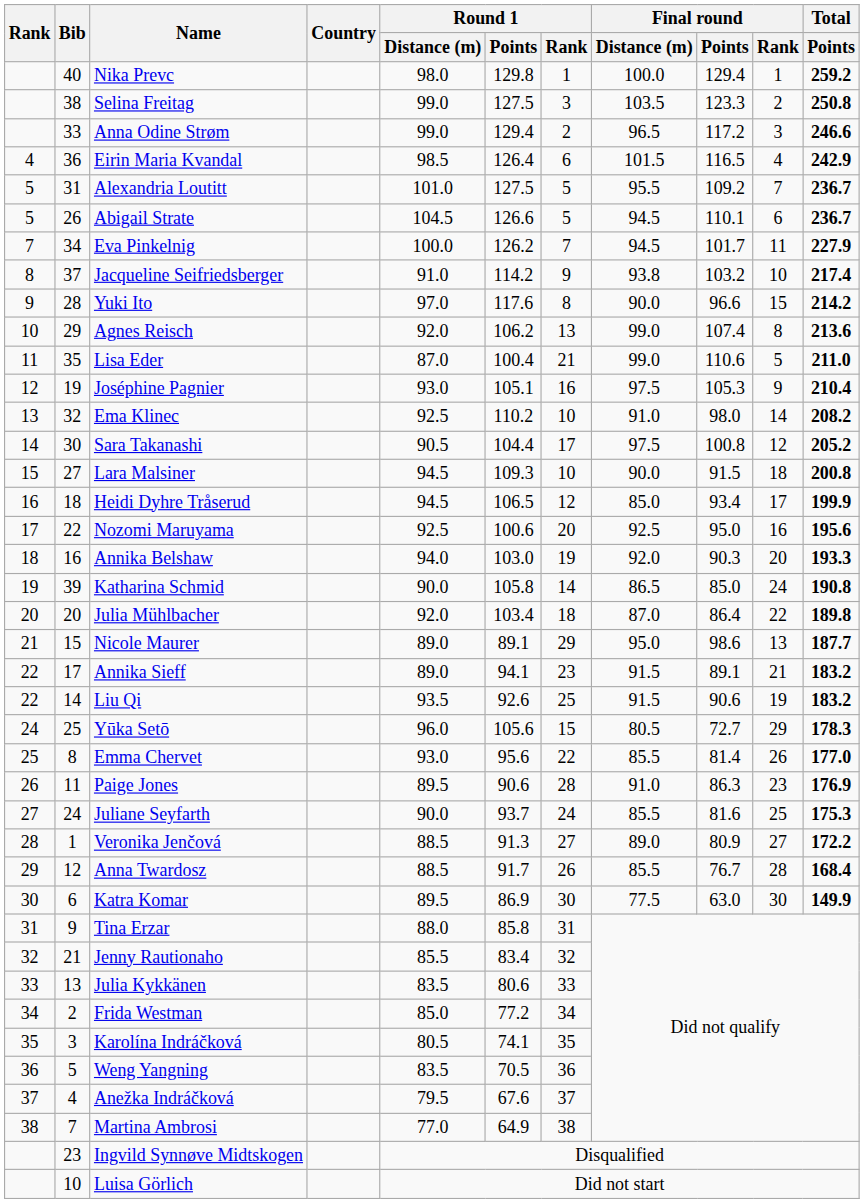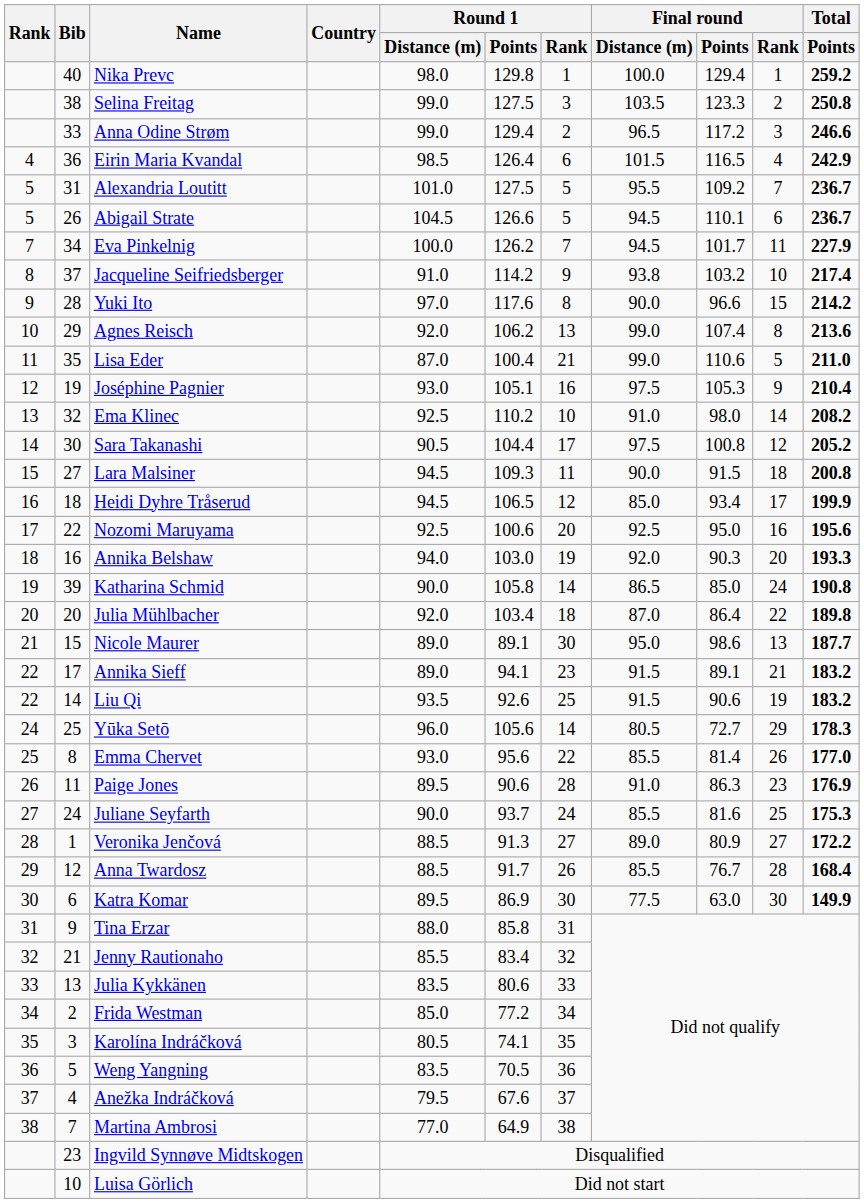(567, 473) 10 -> (567, 473) 11
(567, 643) 29 -> (567, 643) 30
(567, 729) 15 -> (567, 729) 14
